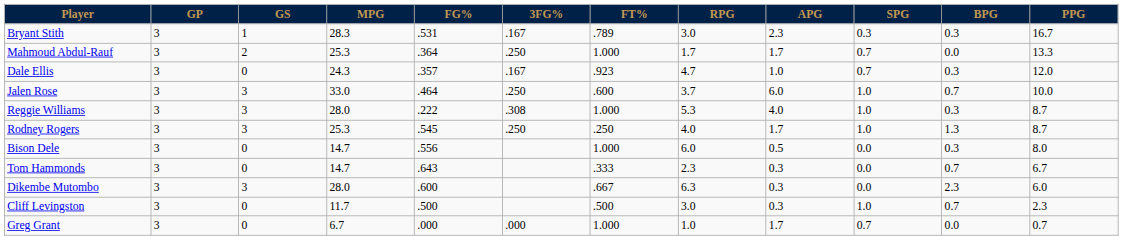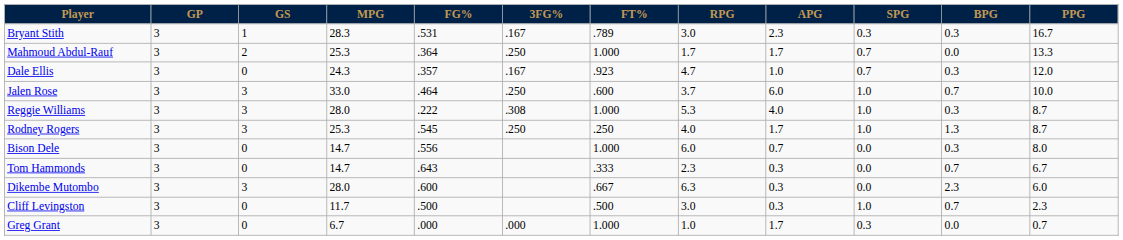(776, 149) 0.5 -> (776, 149) 0.7
(864, 226) 0.7 -> (864, 226) 0.3
